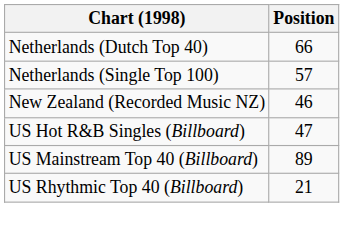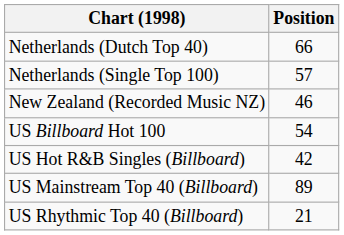+ row: (87, 131)
(304, 131) 47 -> (304, 159) 42
